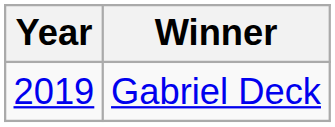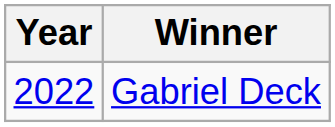(54, 90) 2019 -> (54, 90) 2022
